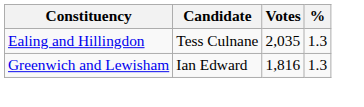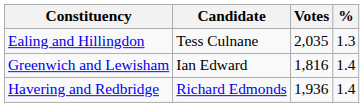(317, 65) 1.3 -> (346, 65) 1.4
+ row: (84, 89)
